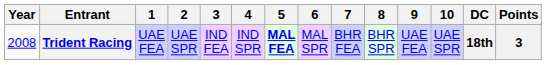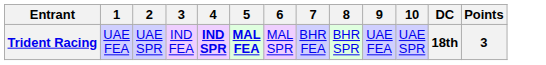- column: (22, 14)
(248, 42) normal -> (213, 42) bold
